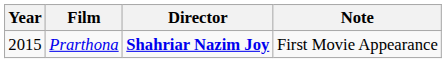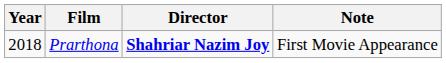(25, 44) 2015 -> (25, 44) 2018
